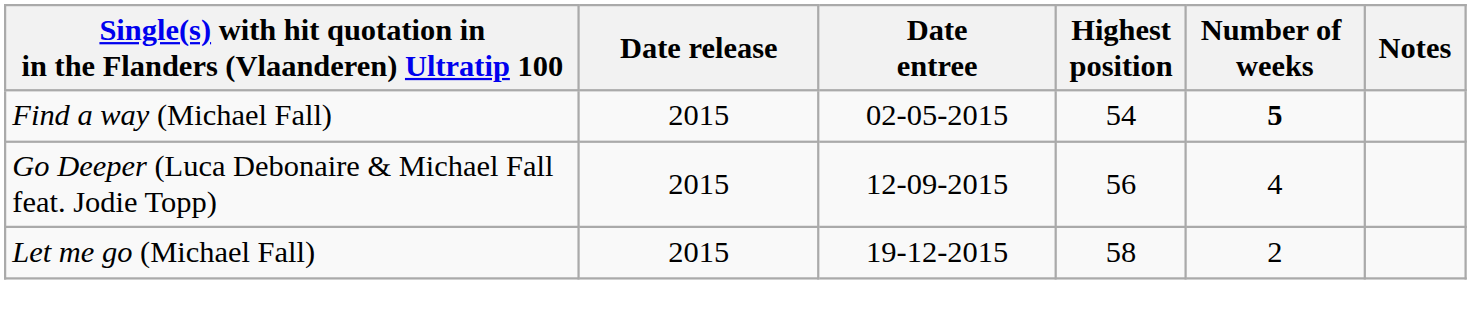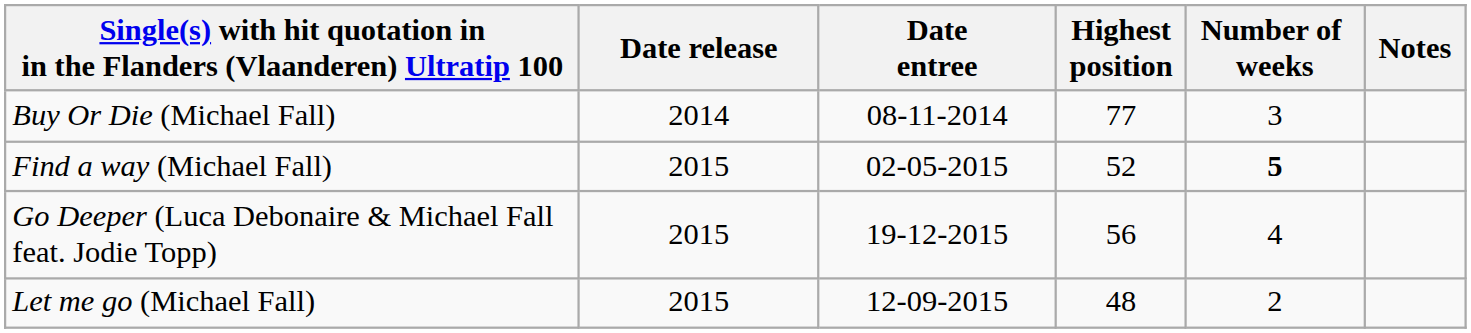+ row: (174, 115)
(1121, 115) 54 -> (1121, 165) 52
(937, 183) 12-09-2015 -> (937, 234) 19-12-2015
(937, 252) 19-12-2015 -> (937, 302) 12-09-2015
(1121, 252) 58 -> (1121, 302) 48
